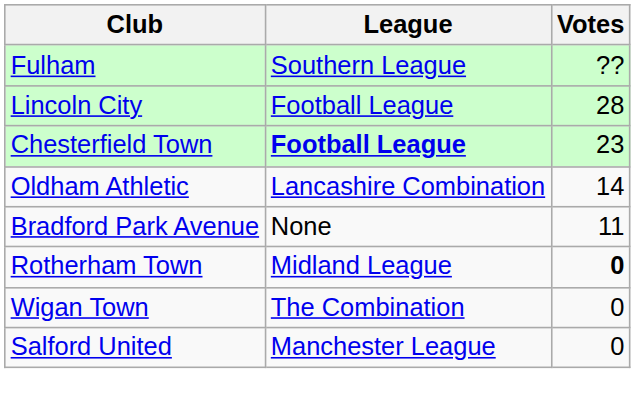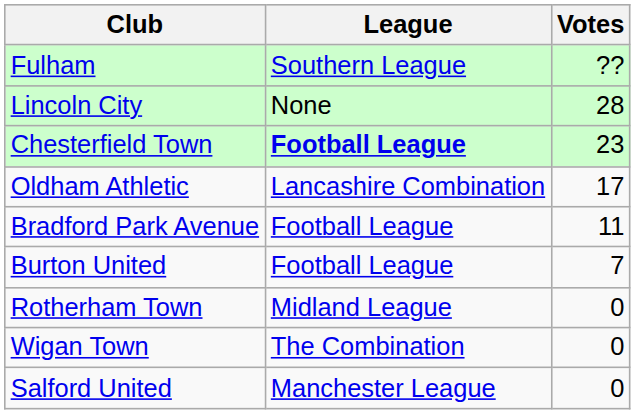(362, 105) Football League -> (301, 105) None
(610, 186) 14 -> (610, 186) 17
(301, 226) None -> (362, 226) Football League
+ row: (88, 266)
(617, 266) bold -> (617, 307) normal
